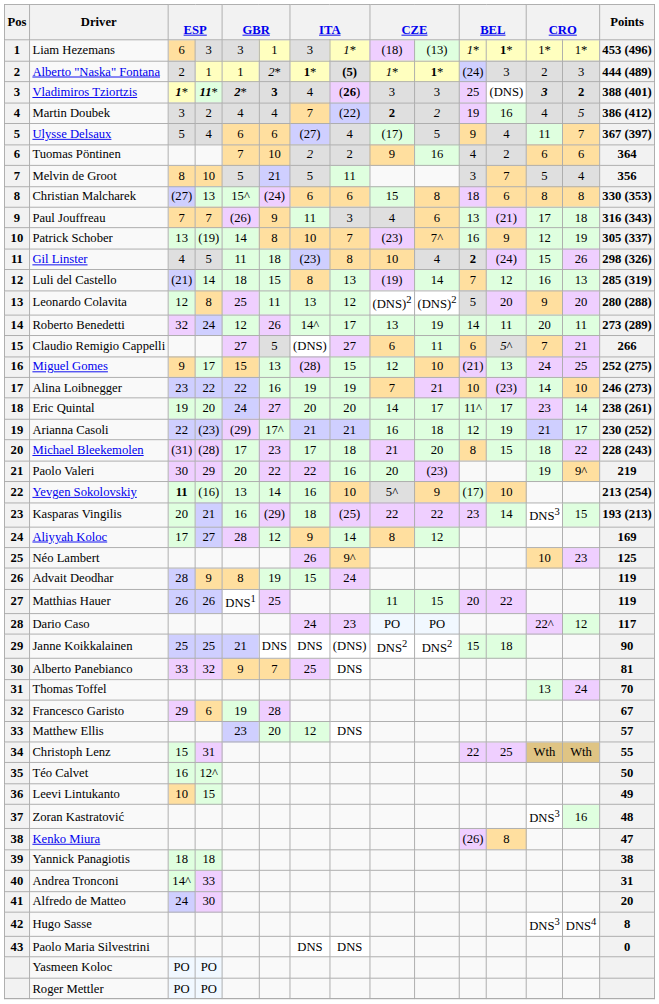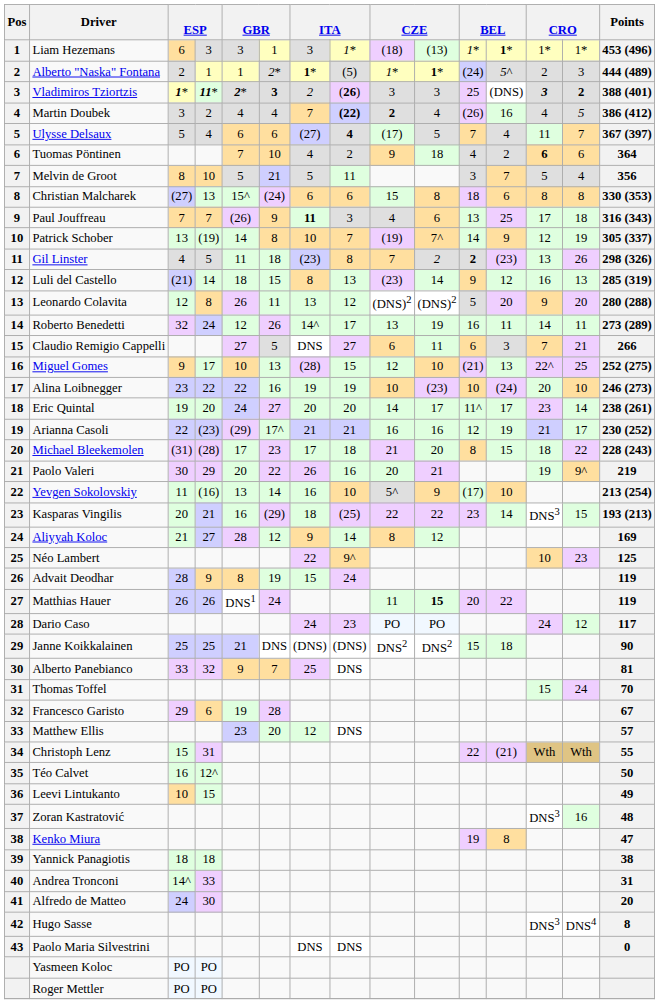(350, 71) bold -> (350, 71) normal
(506, 71) 3 -> (506, 71) 5^
(310, 92) 4 -> (310, 92) 2
(350, 112) normal -> (350, 112) bold
(437, 112) 2 -> (437, 112) 4
(473, 112) 19 -> (473, 112) (26)
(350, 133) normal -> (350, 133) bold
(473, 133) 9 -> (473, 133) 7
(310, 154) 2 -> (310, 154) 4
(437, 154) 16 -> (437, 154) 18
(544, 154) normal -> (544, 154) bold
(310, 217) normal -> (310, 217) bold
(506, 217) (21) -> (506, 217) 25
(392, 238) (23) -> (392, 238) (19)
(473, 238) 16 -> (473, 238) 14
(392, 258) 10 -> (392, 258) 7
(437, 258) 4 -> (437, 258) 2
(506, 258) (24) -> (506, 258) (23)
(544, 258) 15 -> (544, 258) 13
(392, 279) (19) -> (392, 279) (23)
(473, 279) 7 -> (473, 279) 9
(241, 302) 25 -> (241, 302) 26
(473, 324) 14 -> (473, 324) 16
(544, 324) 20 -> (544, 324) 14
(310, 345) (DNS) -> (310, 345) DNS
(506, 345) 5^ -> (506, 345) 3
(241, 366) 15 -> (241, 366) 10
(544, 366) 24 -> (544, 366) 22^
(392, 387) 7 -> (392, 387) 10
(437, 387) 21 -> (437, 387) (23)
(506, 387) (23) -> (506, 387) (24)
(544, 387) 14 -> (544, 387) 20
(437, 429) 18 -> (437, 429) 16
(310, 470) 22 -> (310, 470) 26
(437, 470) (23) -> (437, 470) 21
(182, 491) bold -> (182, 491) normal
(182, 536) 17 -> (182, 536) 21
(310, 557) 26 -> (310, 557) 22
(274, 601) 25 -> (274, 601) 24
(437, 601) normal -> (437, 601) bold
(544, 623) 22^ -> (544, 623) 24
(310, 646) DNS -> (310, 646) (DNS)
(544, 689) 13 -> (544, 689) 15
(506, 752) 25 -> (506, 752) (21)
(473, 838) (26) -> (473, 838) 19
